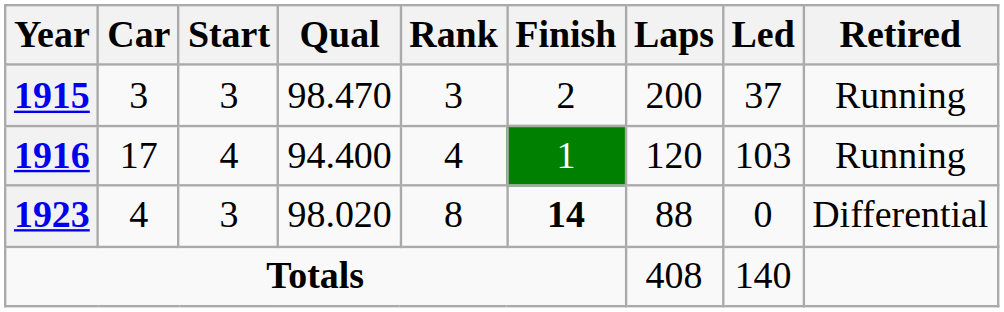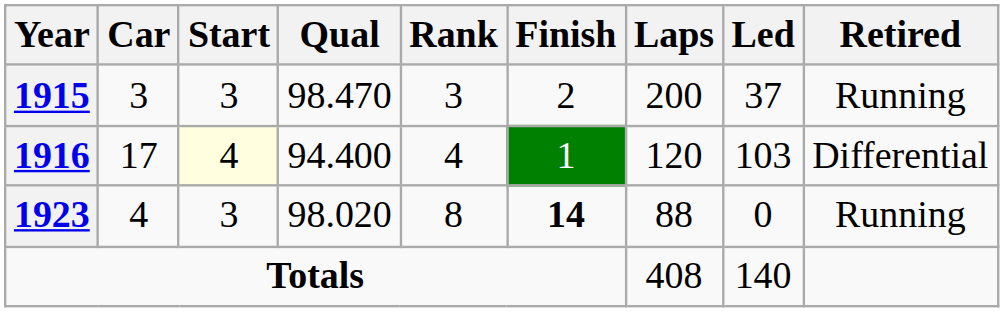(229, 154) no background -> (229, 154) lightyellow background
(900, 154) Running -> (900, 154) Differential
(900, 214) Differential -> (900, 214) Running
